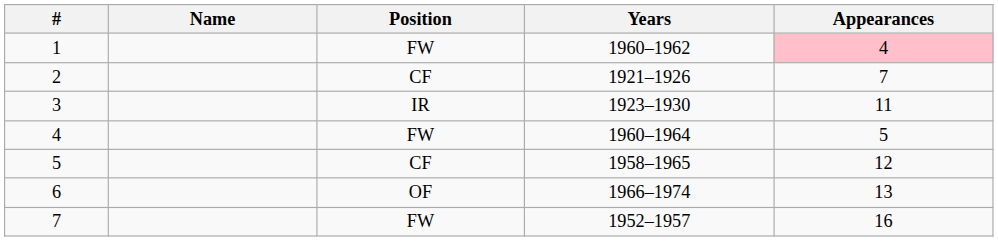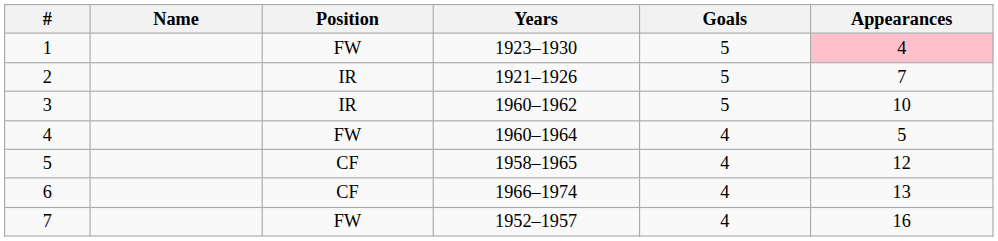+ column: (725, 18)
(649, 47) 1960–1962 -> (536, 47) 1923–1930
(420, 76) CF -> (348, 76) IR
(649, 105) 1923–1930 -> (536, 105) 1960–1962
(883, 105) 11 -> (902, 105) 10
(420, 192) OF -> (348, 192) CF
